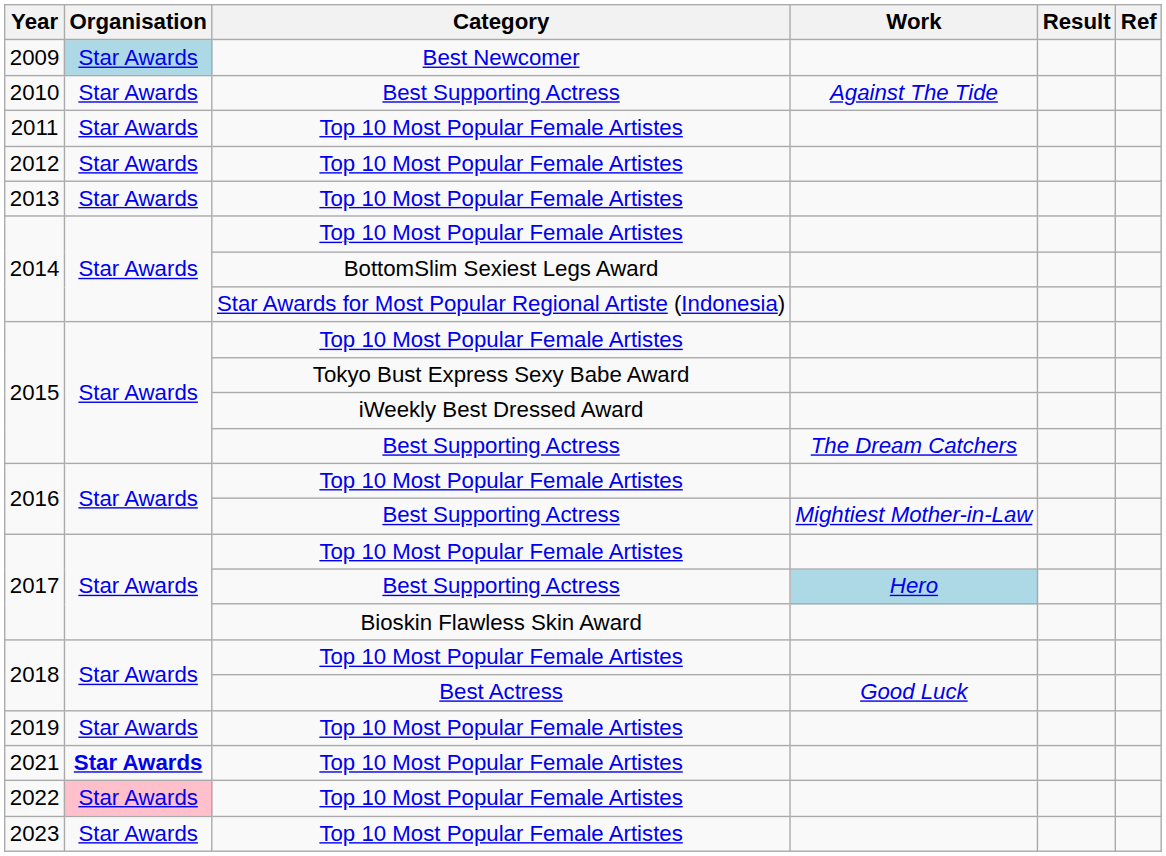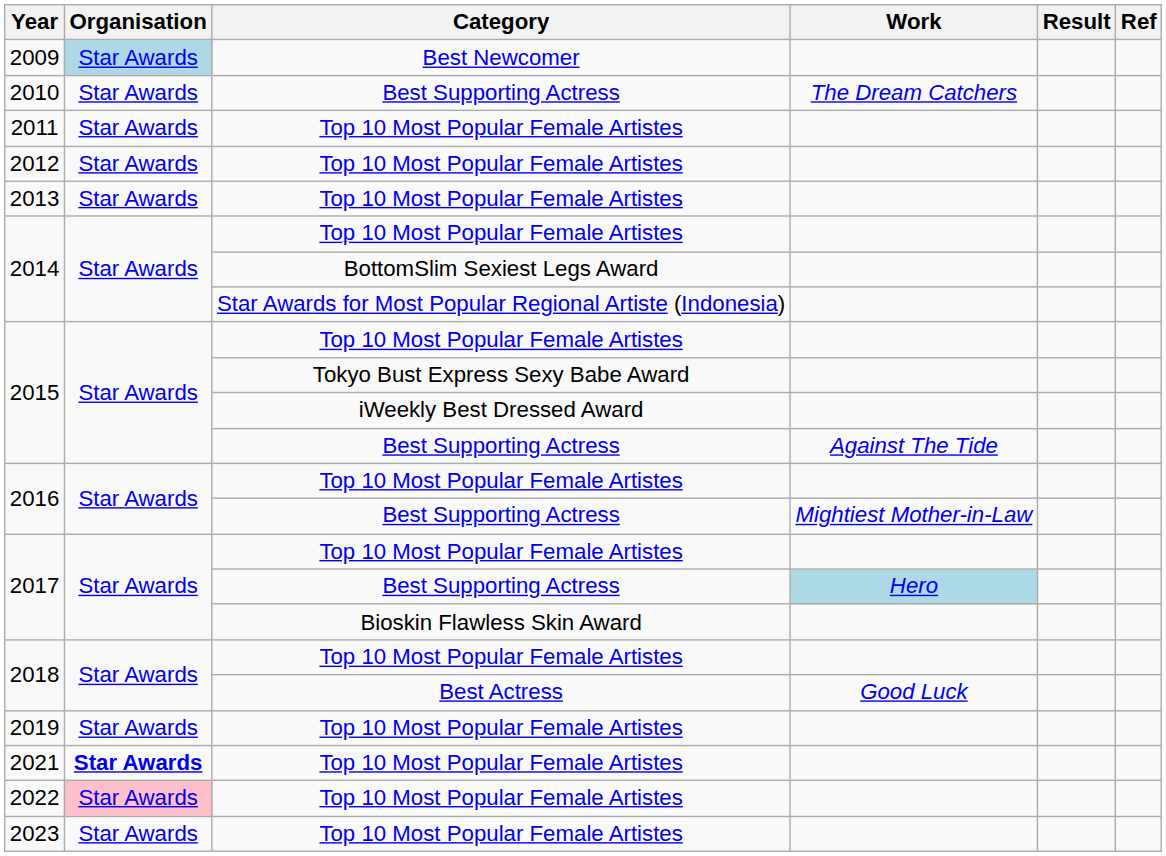(914, 92) Against The Tide -> (914, 92) The Dream Catchers
(914, 445) The Dream Catchers -> (914, 445) Against The Tide
